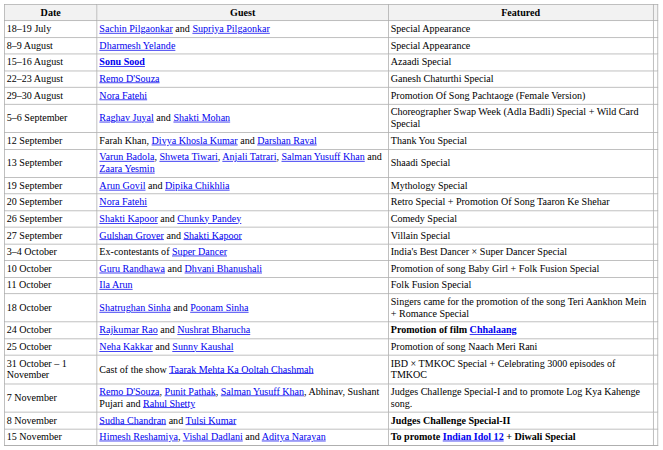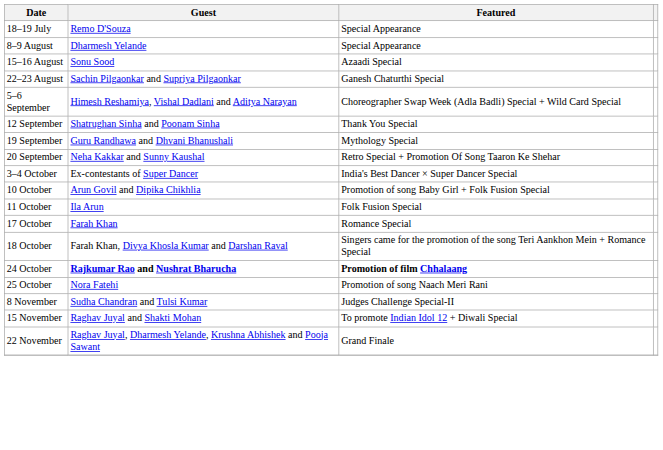(185, 28) Sachin Pilgaonkar and Supriya Pilgaonkar -> (101, 28) Remo D'Souza
(122, 62) bold -> (92, 62) normal
(129, 78) Remo D'Souza -> (156, 78) Sachin Pilgaonkar and Supriya Pilgaonkar
- row: (35, 95)
(165, 117) Raghav Juyal and Shakti Mohan -> (184, 101) Himesh Reshamiya, Vishal Dadlani and Aditya Narayan
(208, 140) Farah Khan, Divya Khosla Kumar and Darshan Raval -> (145, 123) Shatrughan Sinha and Poonam Sinha
- row: (35, 162)
(164, 185) Arun Govil and Dipika Chikhlia -> (152, 140) Guru Randhawa and Dhvani Bhanushali
(123, 202) Nora Fatehi -> (137, 157) Neha Kakkar and Sunny Kaushal
- row: (35, 218)
- row: (35, 235)
(181, 268) Guru Randhawa and Dhvani Bhanushali -> (136, 190) Arun Govil and Dipika Chikhlia
+ row: (29, 223)
(174, 307) Shatrughan Sinha and Poonam Sinha -> (179, 246) Farah Khan, Divya Khosla Kumar and Darshan Raval
(175, 330) normal -> (153, 268) bold
(166, 346) Neha Kakkar and Sunny Kaushal -> (94, 285) Nora Fatehi
- row: (37, 369)
- row: (32, 397)
(451, 420) bold -> (398, 301) normal
(213, 436) Himesh Reshamiya, Vishal Dadlani and Aditya Narayan -> (136, 318) Raghav Juyal and Shakti Mohan
(483, 436) bold -> (429, 318) normal
+ row: (34, 340)
